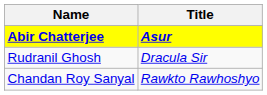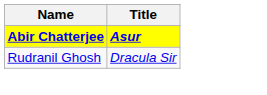- row: (71, 79)
